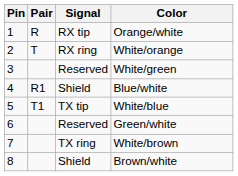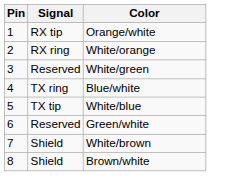- column: (42, 13)
(74, 87) Shield -> (49, 87) TX ring
(77, 143) TX ring -> (47, 143) Shield
